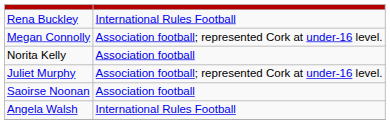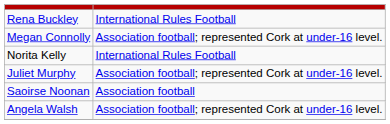(145, 55) Association football -> (166, 55) International Rules Football
(166, 110) International Rules Football -> (239, 110) Association football; represented Cork at under-16 level.
